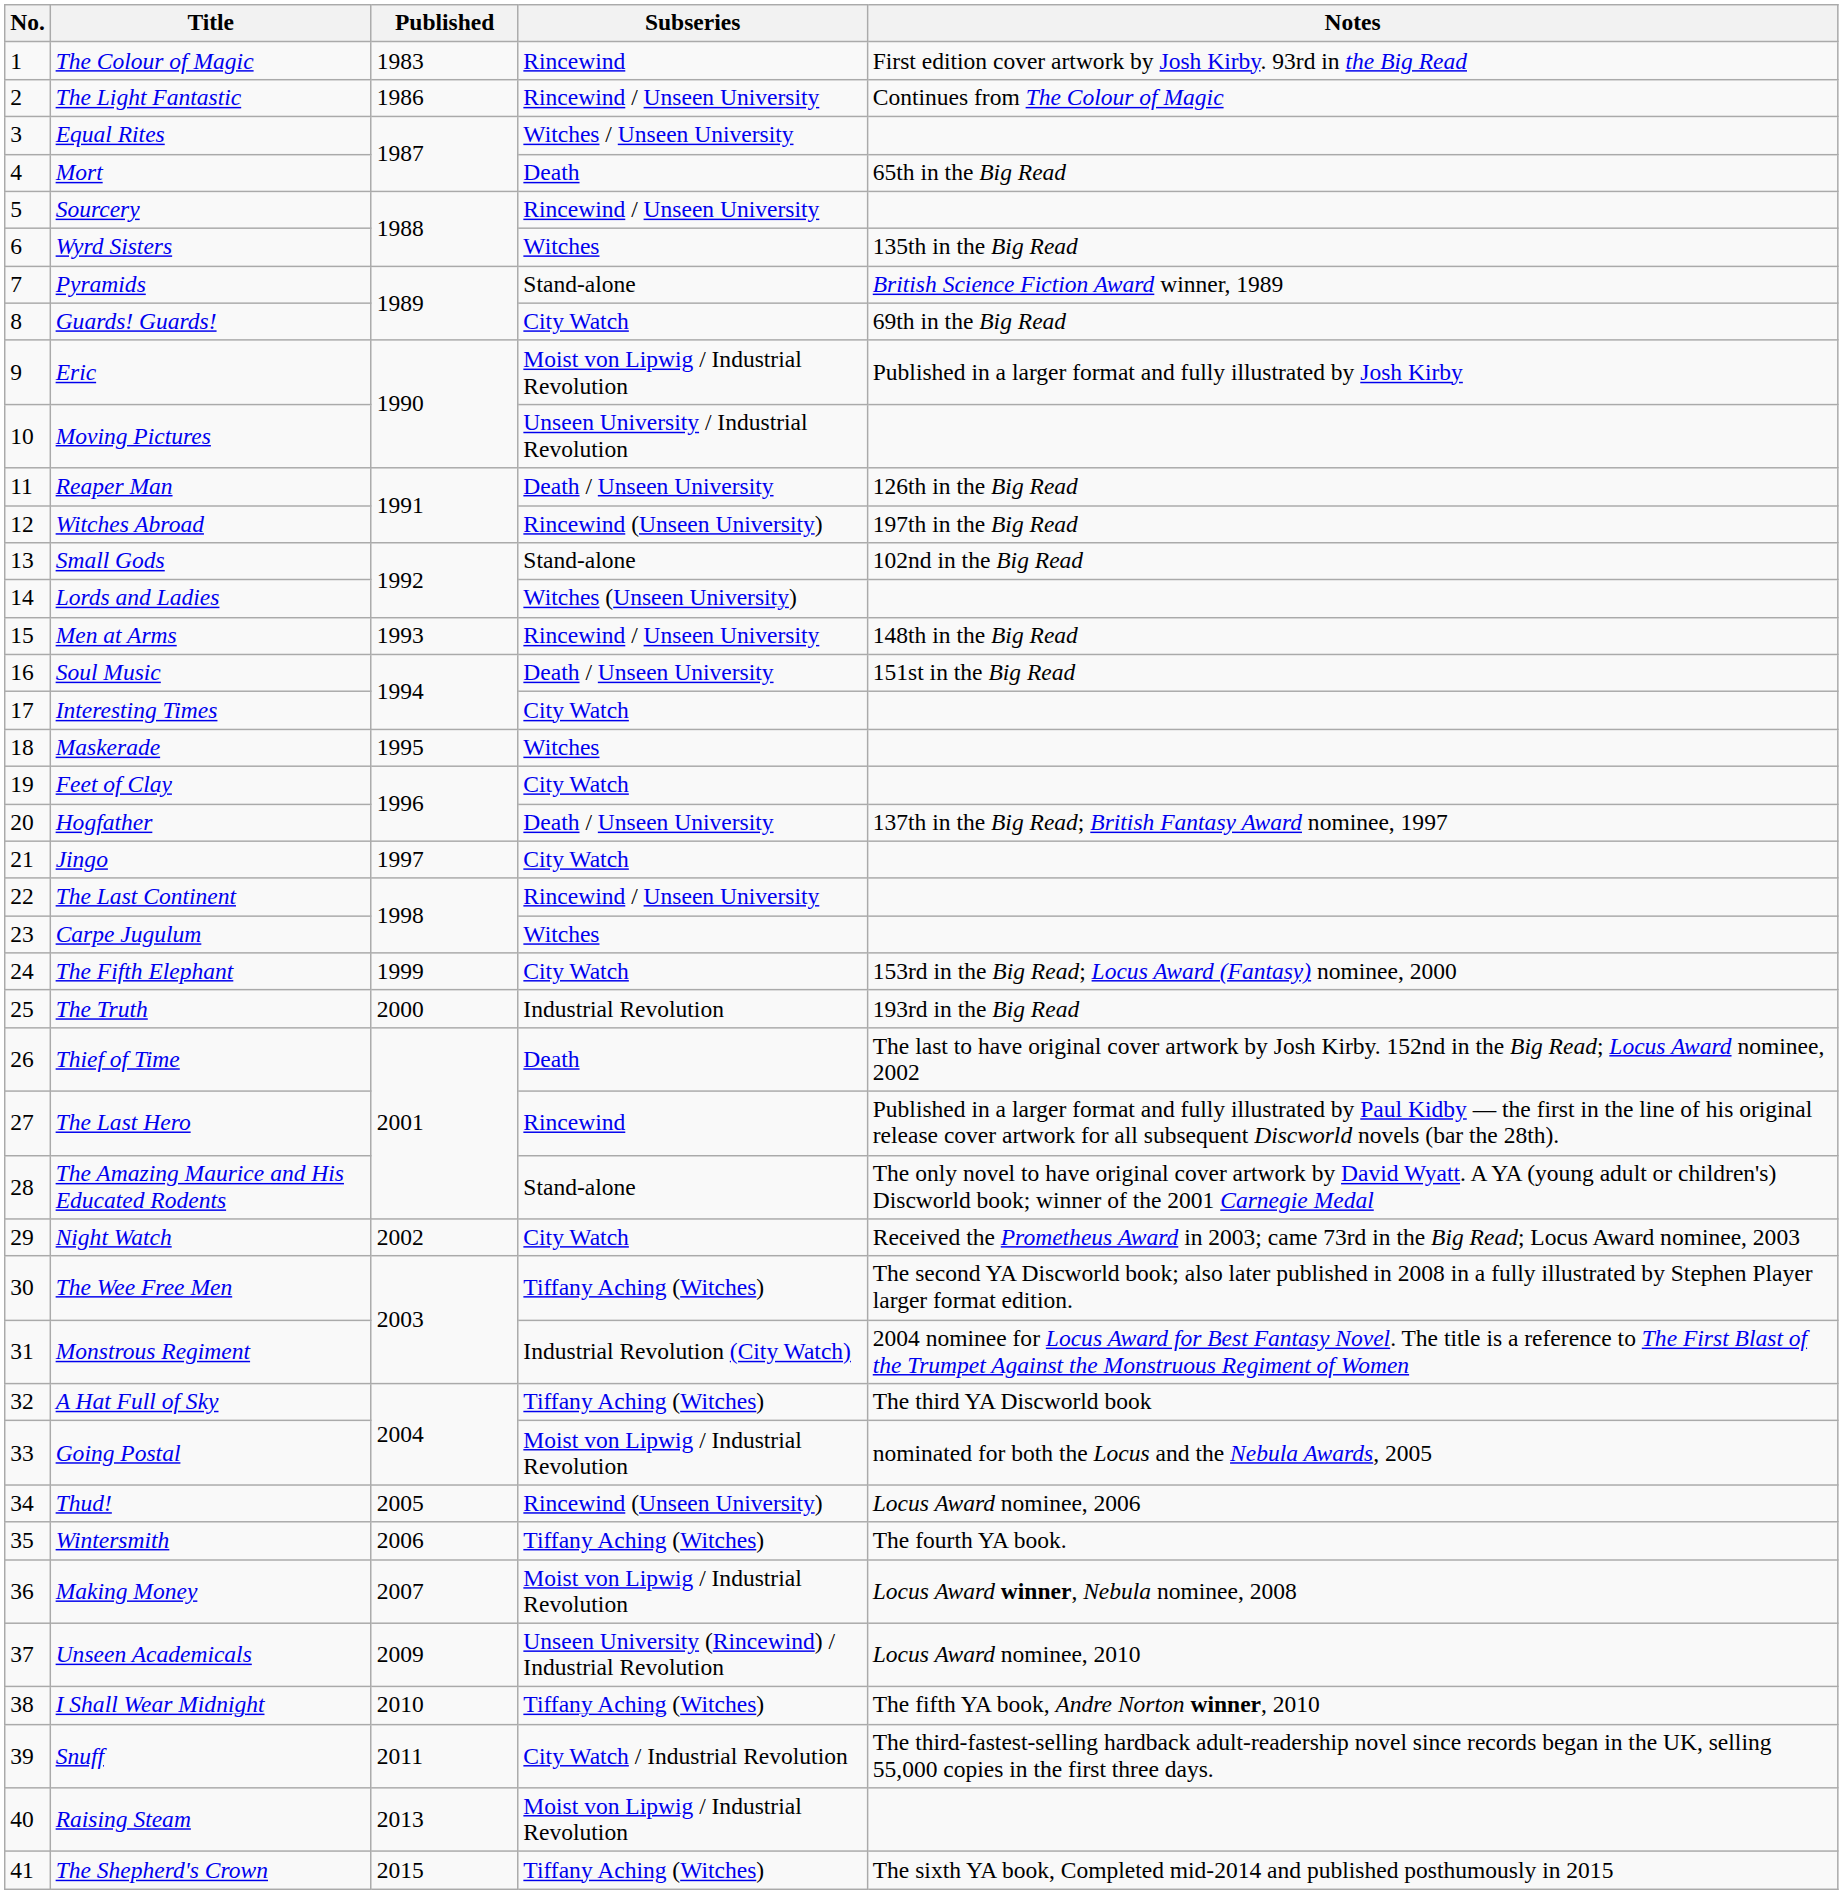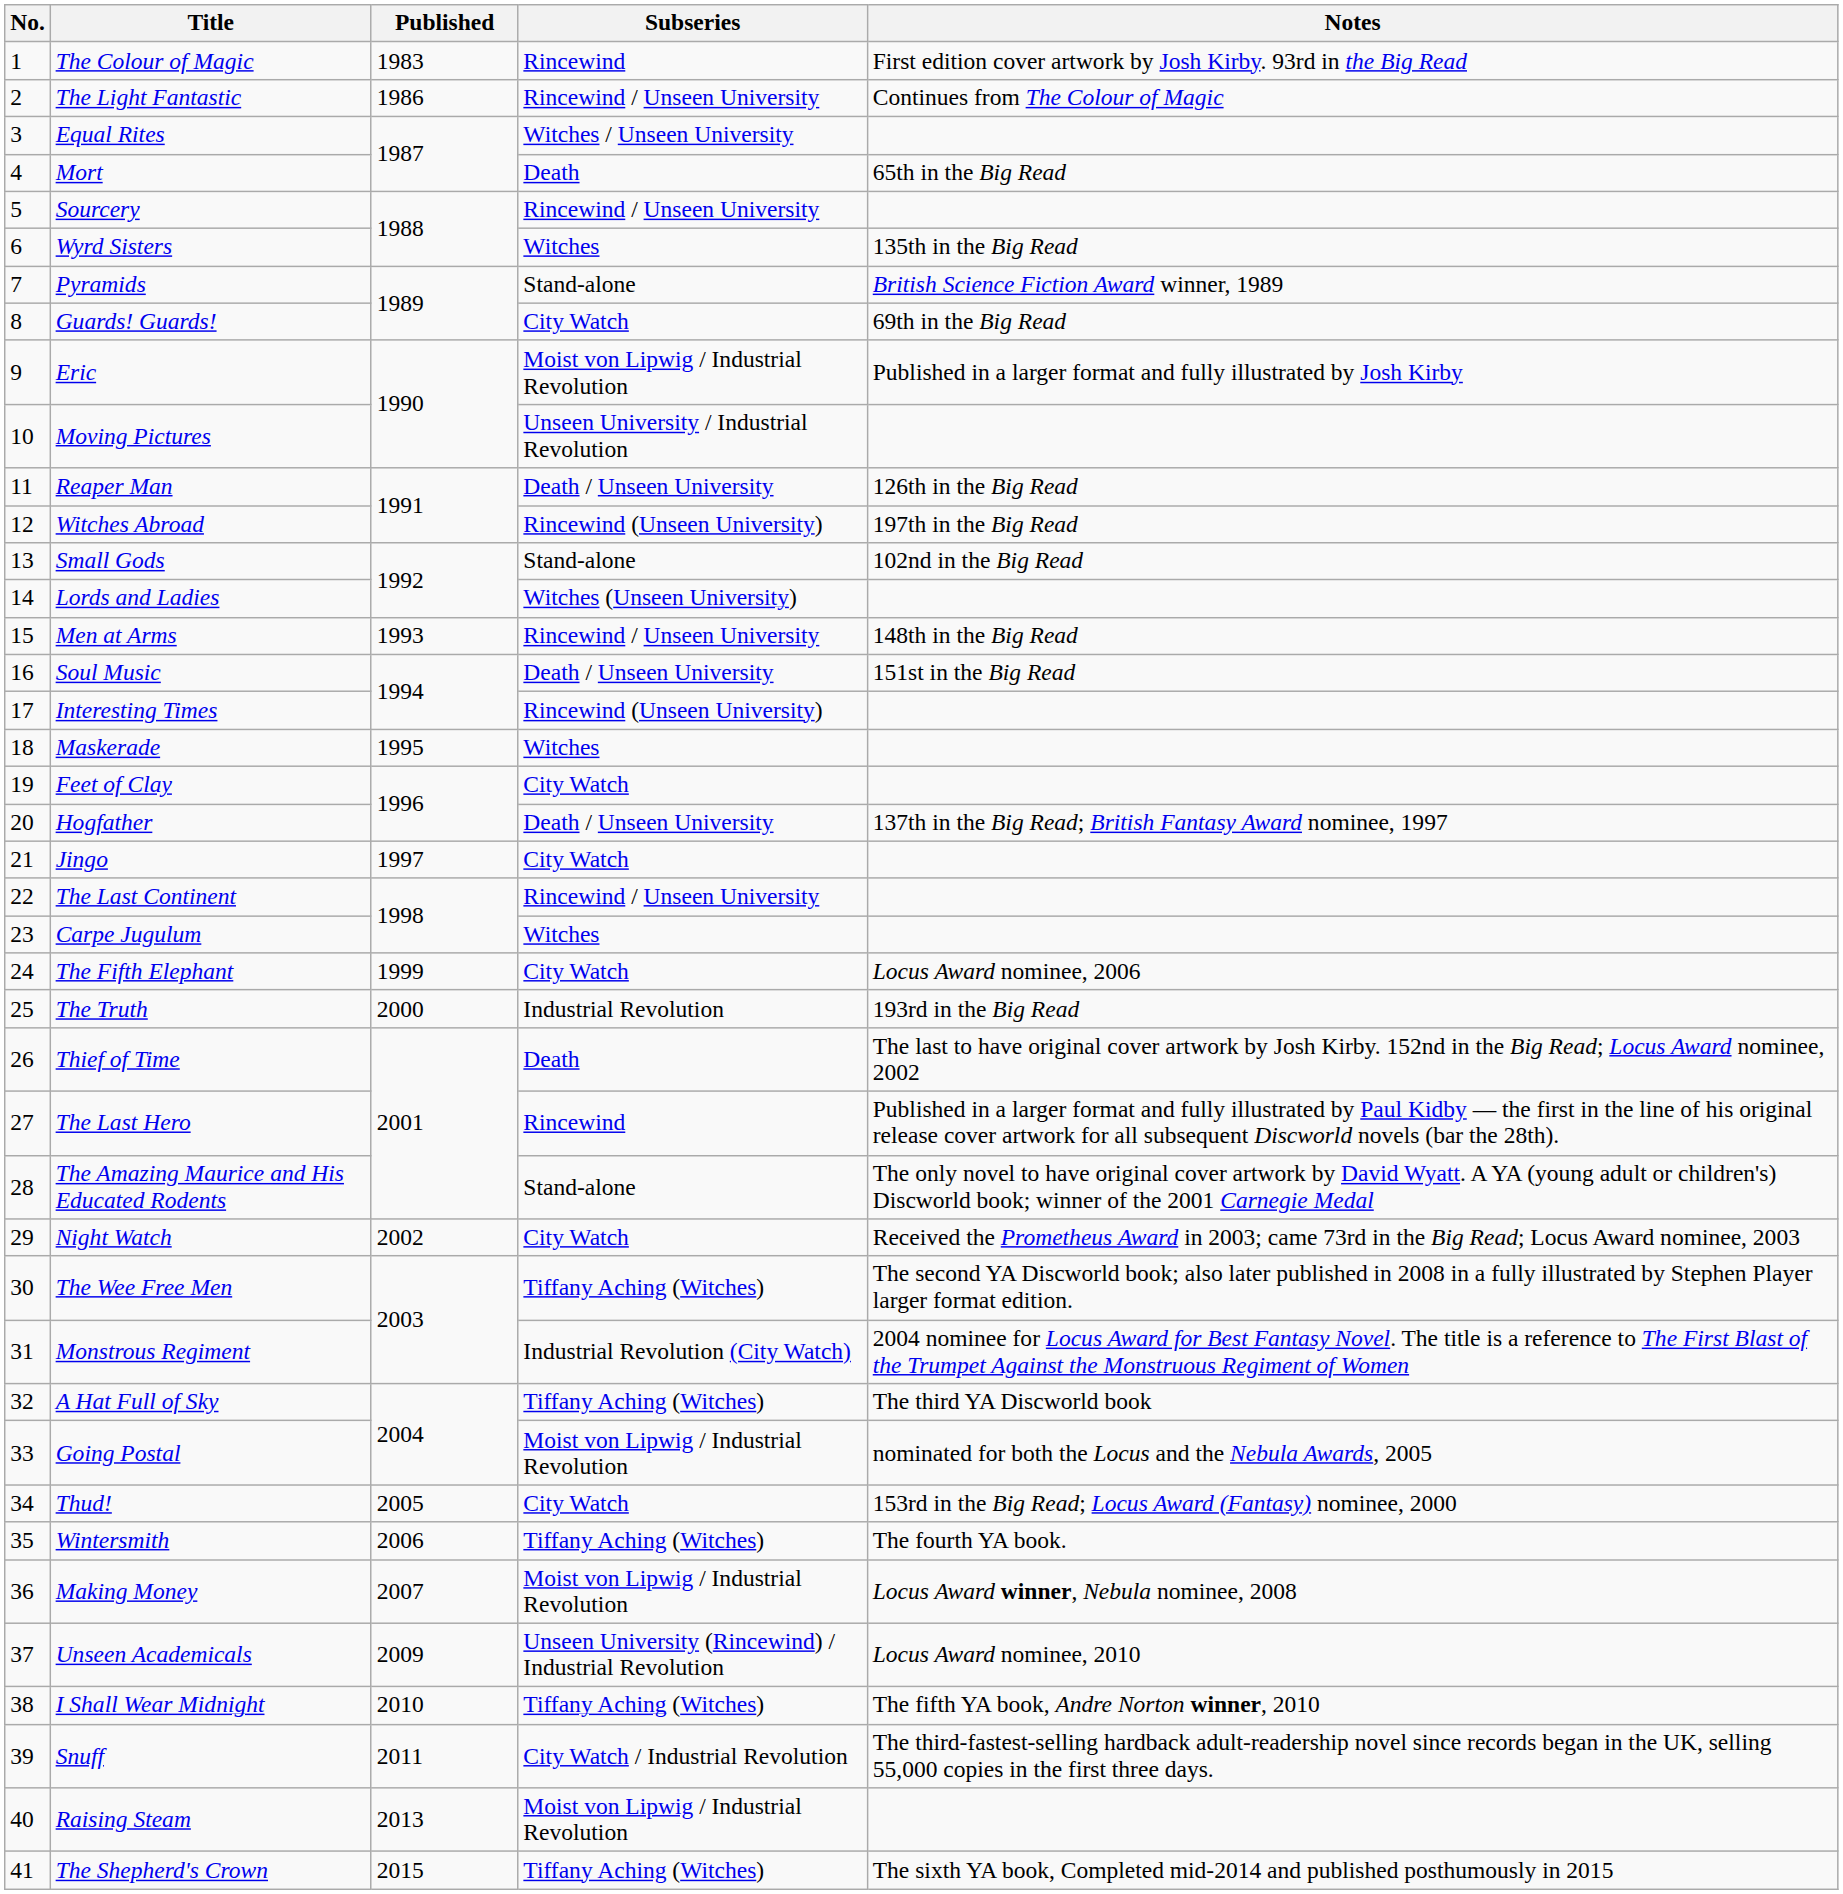(576, 710) City Watch -> (673, 710) Rincewind (Unseen University)
(1165, 971) 153rd in the Big Read; Locus Award (Fantasy) nominee, 2000 -> (1007, 971) Locus Award nominee, 2006
(673, 1503) Rincewind (Unseen University) -> (576, 1503) City Watch
(1007, 1503) Locus Award nominee, 2006 -> (1165, 1503) 153rd in the Big Read; Locus Award (Fantasy) nominee, 2000
